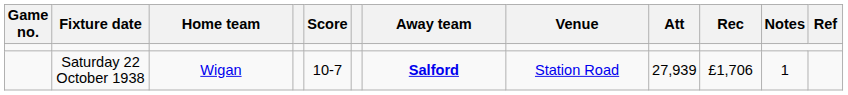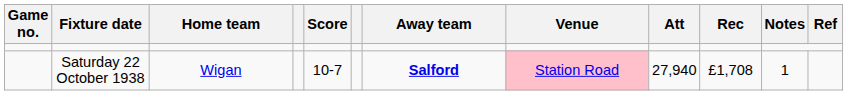(577, 70) no background -> (577, 70) pink background
(674, 70) 27,939 -> (674, 70) 27,940
(731, 70) £1,706 -> (731, 70) £1,708
